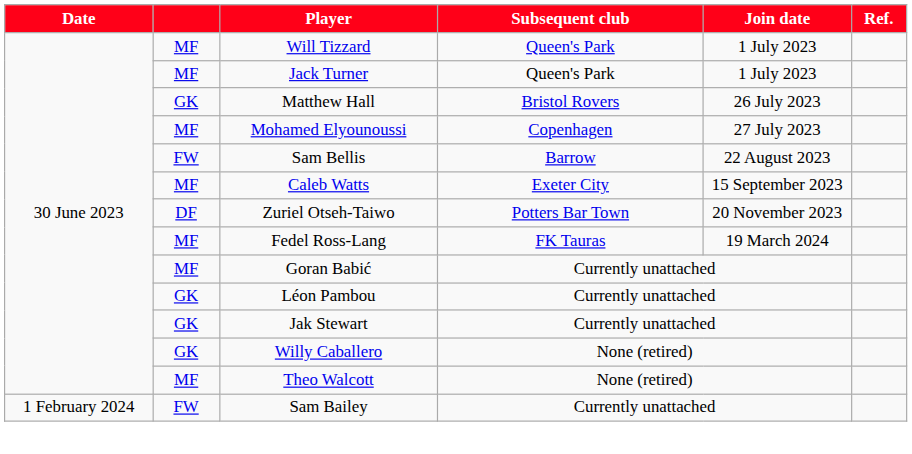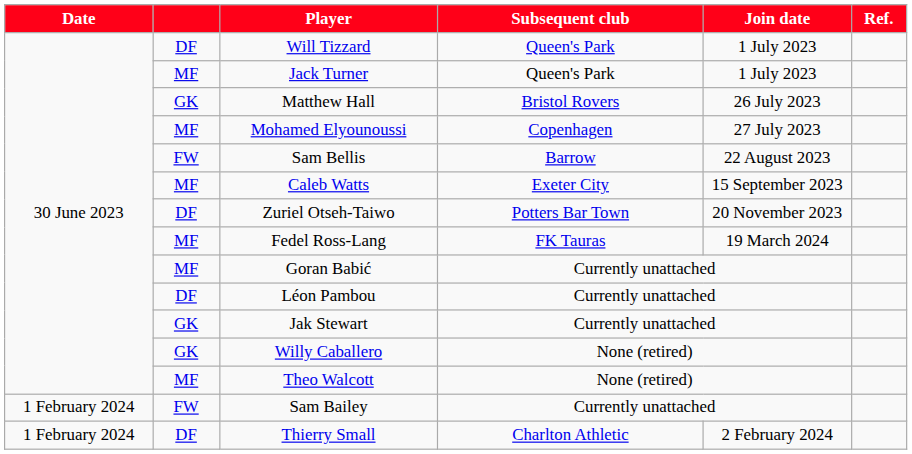(186, 46) MF -> (186, 46) DF
(186, 296) GK -> (186, 296) DF
+ row: (329, 435)
